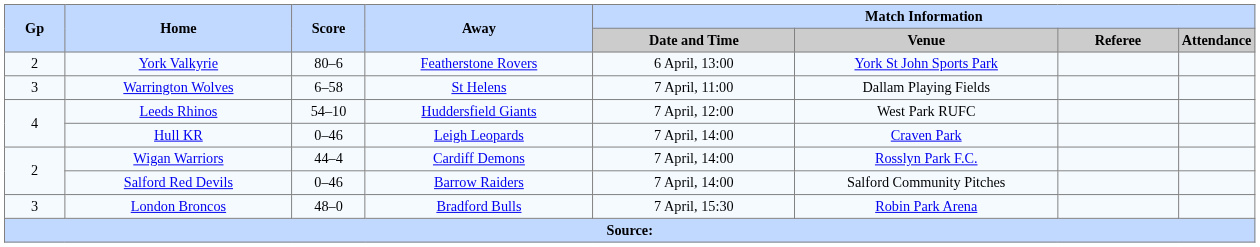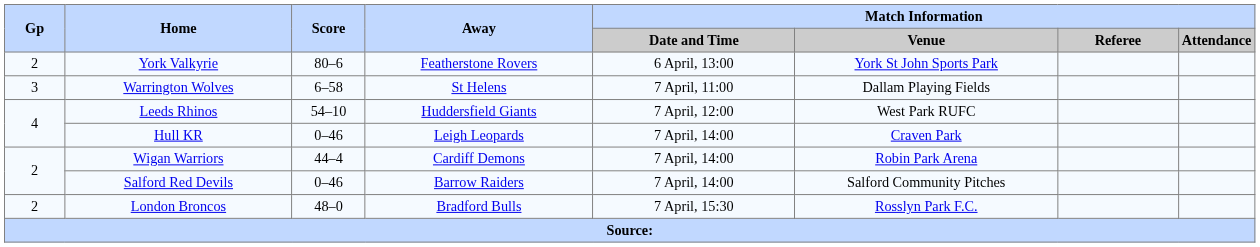(926, 158) Rosslyn Park F.C. -> (926, 158) Robin Park Arena
(35, 206) 3 -> (35, 206) 2
(926, 206) Robin Park Arena -> (926, 206) Rosslyn Park F.C.
